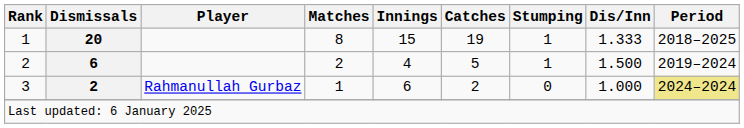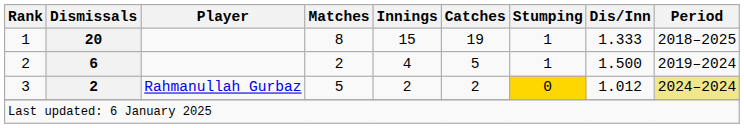(339, 88) 1 -> (339, 88) 5
(407, 88) 6 -> (407, 88) 2
(548, 88) no background -> (548, 88) gold background
(620, 88) 1.000 -> (620, 88) 1.012
